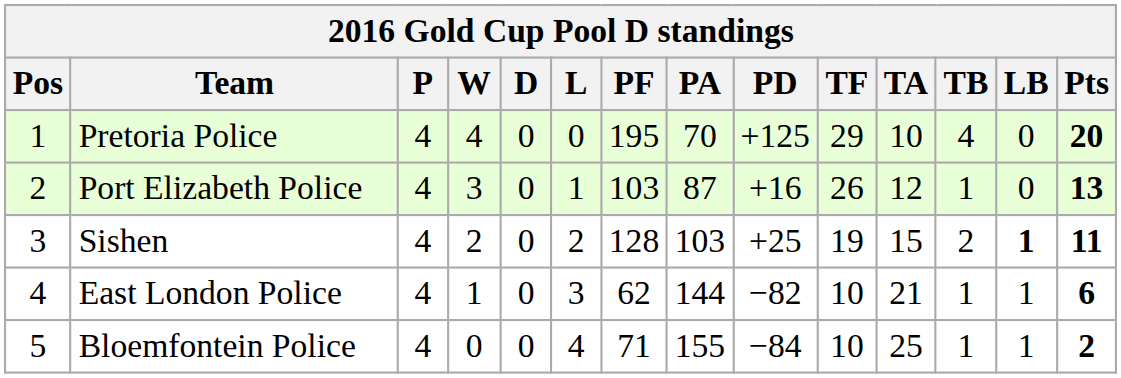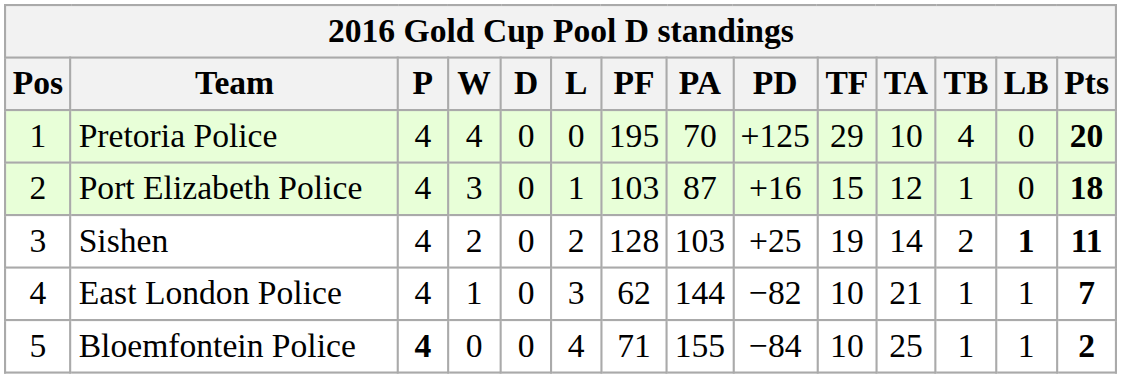(847, 188) 26 -> (847, 188) 15
(1087, 188) 13 -> (1087, 188) 18
(906, 240) 15 -> (906, 240) 14
(1087, 293) 6 -> (1087, 293) 7
(423, 345) normal -> (423, 345) bold
